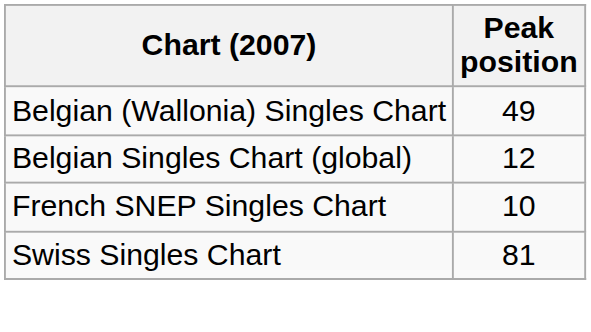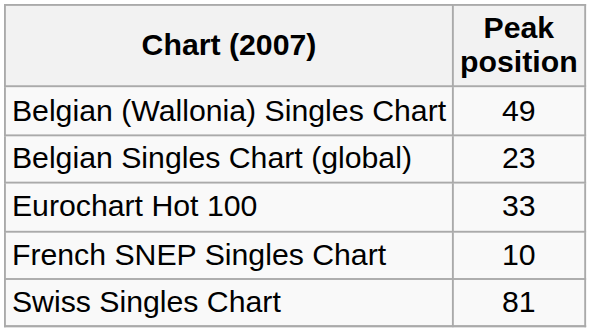(519, 158) 12 -> (519, 158) 23
+ row: (135, 206)
